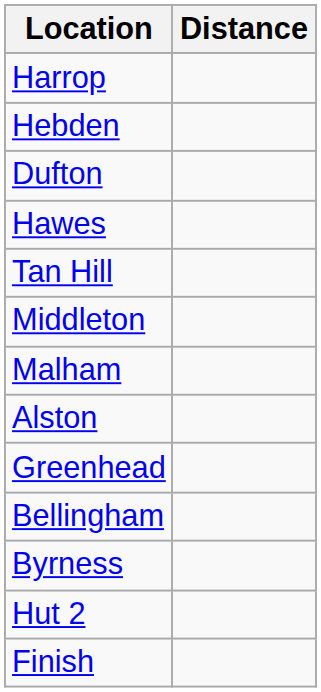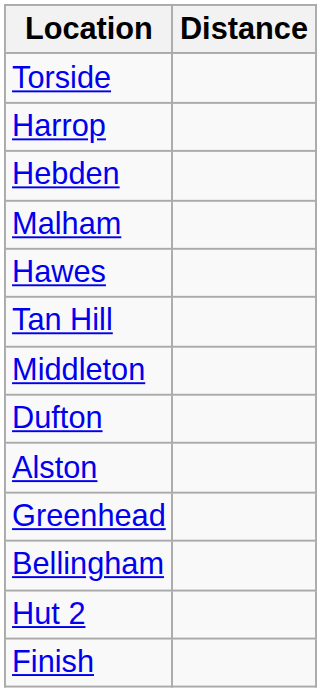+ row: (62, 77)
rows swapped: (67, 369) <-> (57, 175)
- row: (68, 564)
